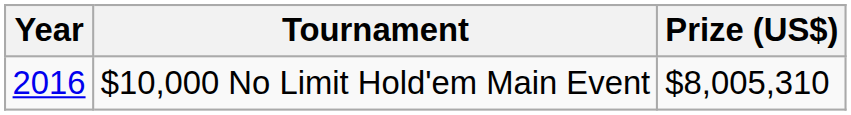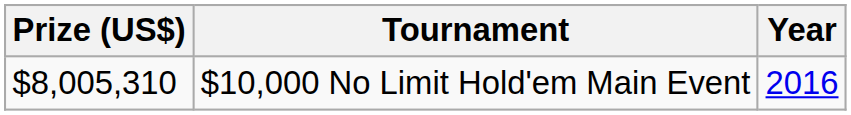columns swapped: (49, 30) <-> (752, 30)
